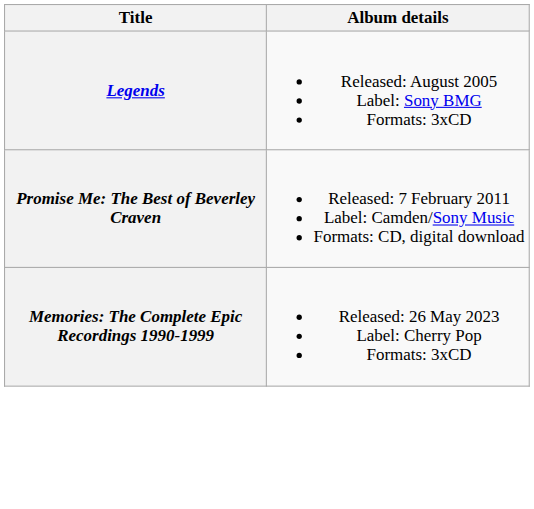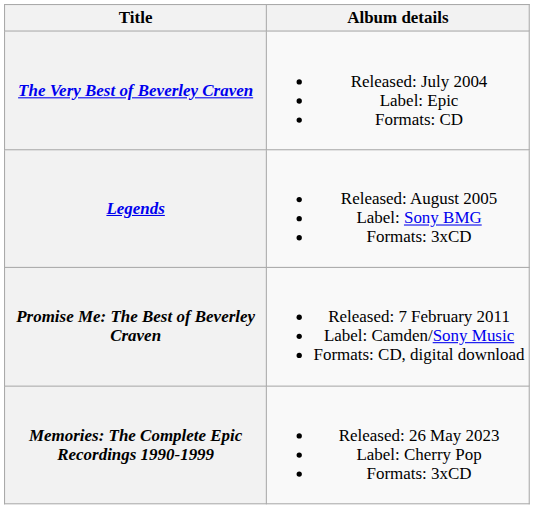+ row: (136, 90)
